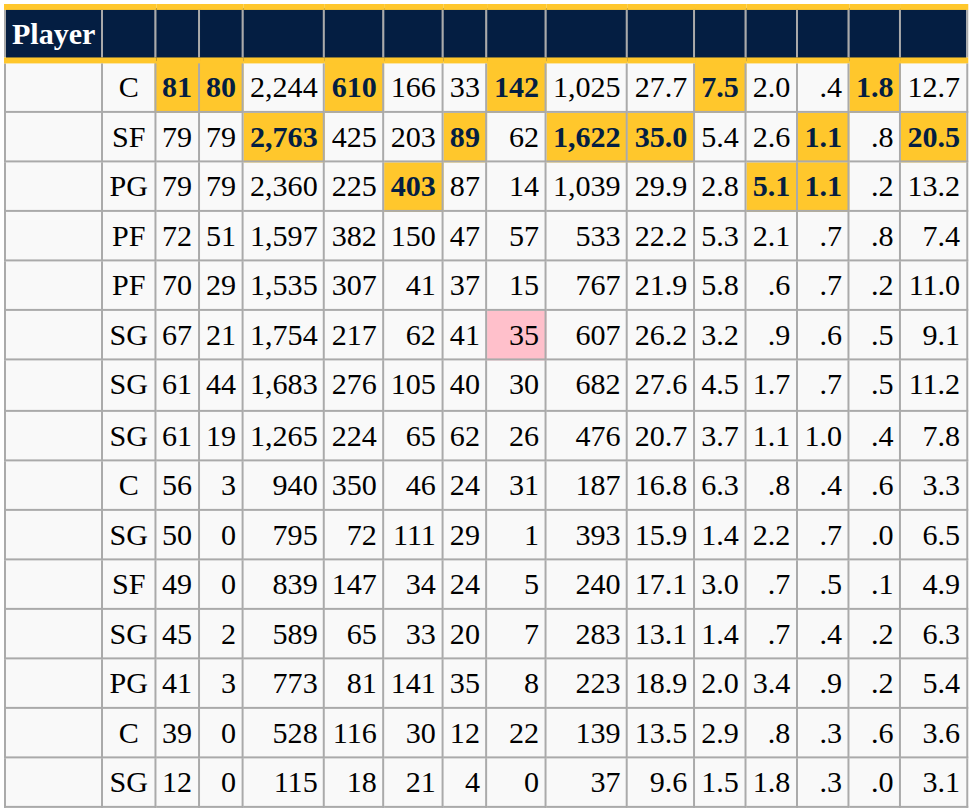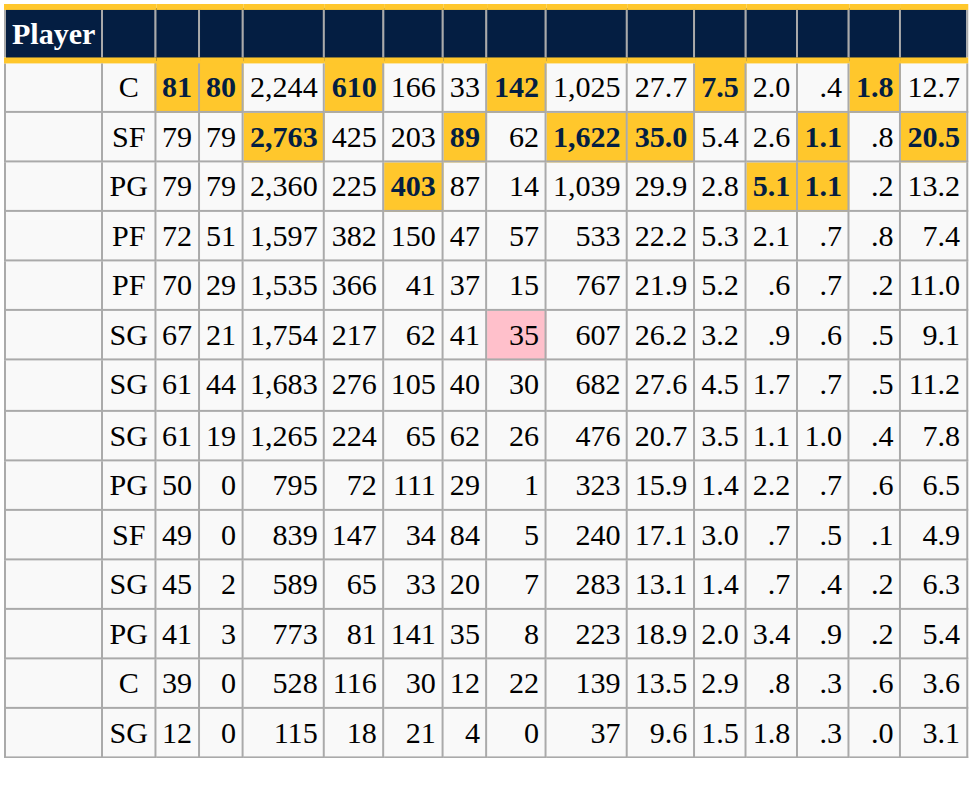(354, 285) 307 -> (354, 285) 366
(720, 285) 5.8 -> (720, 285) 5.2
(720, 434) 3.7 -> (720, 434) 3.5
- row: (177, 484)
(129, 533) SG -> (129, 484) PG
(598, 533) 393 -> (598, 484) 323
(882, 533) .0 -> (882, 484) .6
(465, 583) 24 -> (465, 533) 84
